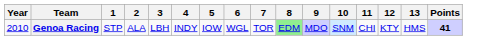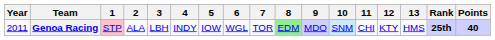+ column: (441, 12)
(18, 27) 2010 -> (17, 27) 2011
(113, 27) no background -> (112, 27) pink background
(445, 27) 41 -> (473, 27) 40
